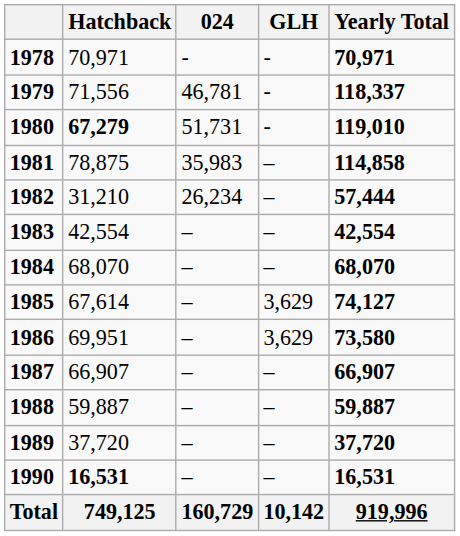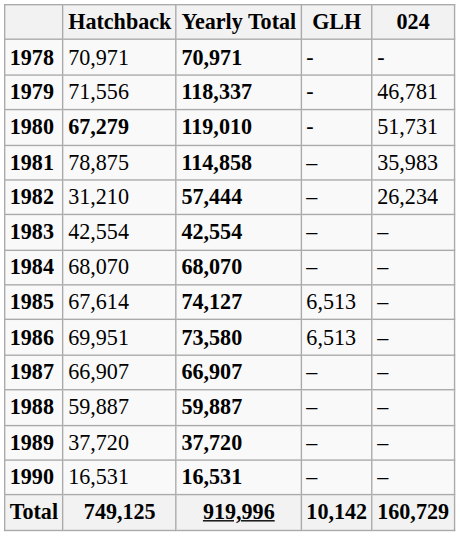columns swapped: (217, 22) <-> (392, 22)
(288, 302) 3,629 -> (331, 302) 6,513
(288, 337) 3,629 -> (331, 337) 6,513
(99, 477) bold -> (99, 477) normal
